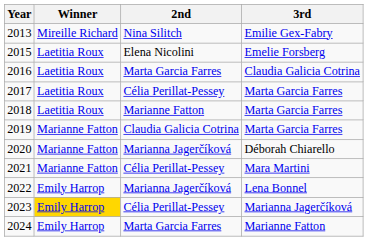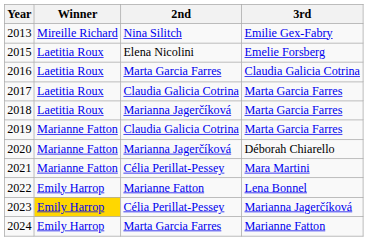(174, 91) Célia Perillat-Pessey -> (181, 91) Claudia Galicia Cotrina
(164, 110) Marianne Fatton -> (177, 110) Marianna Jagerčíková
(177, 187) Marianna Jagerčíková -> (164, 187) Marianne Fatton
